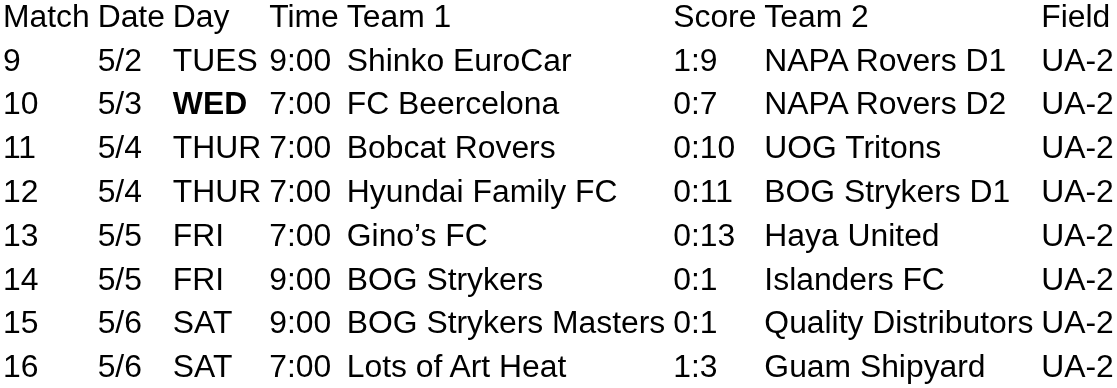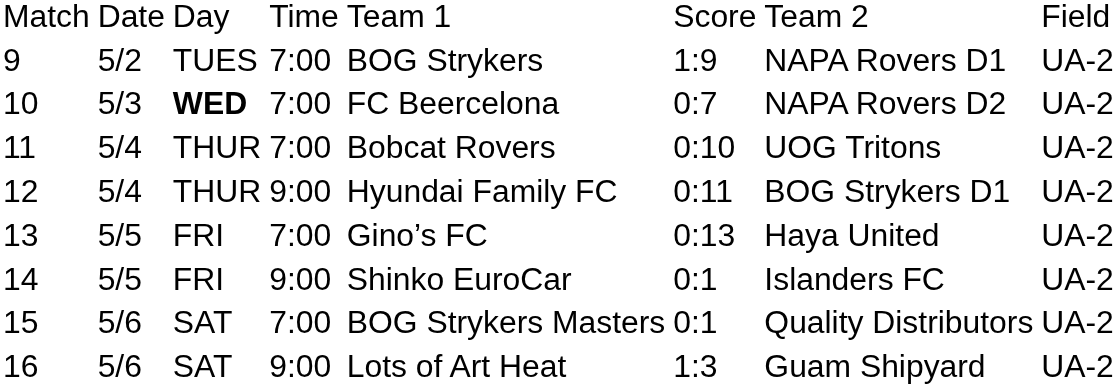(300, 60) 9:00 -> (300, 60) 7:00
(459, 60) Shinko EuroCar -> (445, 60) BOG Strykers
(300, 191) 7:00 -> (300, 191) 9:00
(445, 279) BOG Strykers -> (459, 279) Shinko EuroCar
(300, 322) 9:00 -> (300, 322) 7:00
(300, 366) 7:00 -> (300, 366) 9:00
